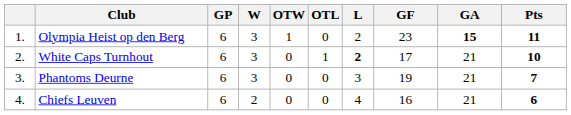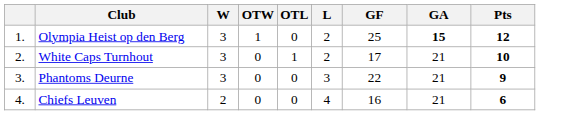- column: (223, 15)
(405, 36) 23 -> (374, 36) 25
(534, 36) 11 -> (503, 36) 12
(358, 57) bold -> (327, 57) normal
(405, 78) 19 -> (374, 78) 22
(534, 78) 7 -> (503, 78) 9
